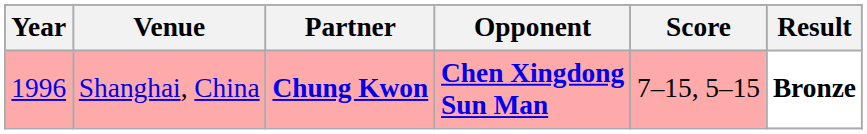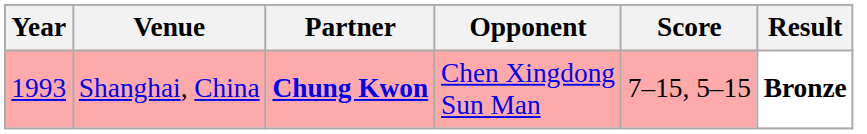(39, 88) 1996 -> (39, 88) 1993
(533, 88) bold -> (528, 88) normal
